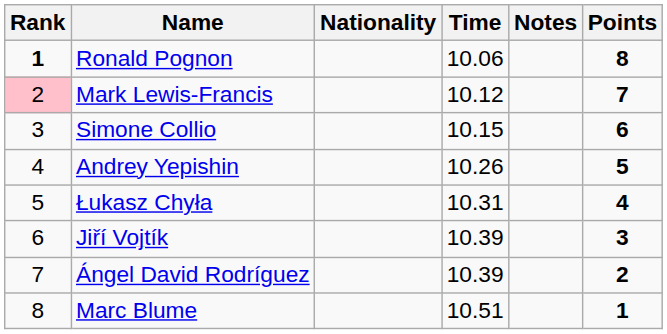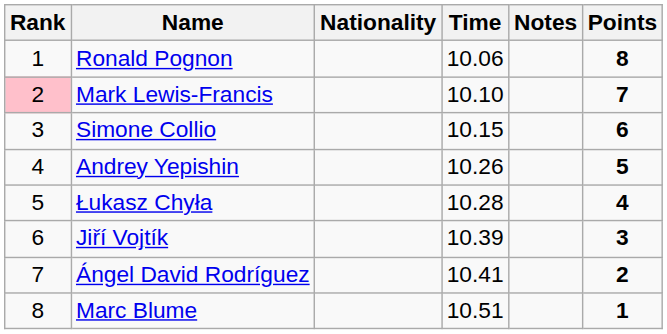(38, 58) bold -> (38, 58) normal
(475, 94) 10.12 -> (475, 94) 10.10
(475, 202) 10.31 -> (475, 202) 10.28
(475, 274) 10.39 -> (475, 274) 10.41
